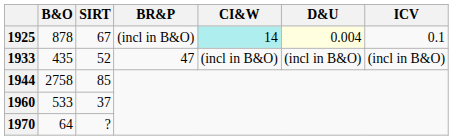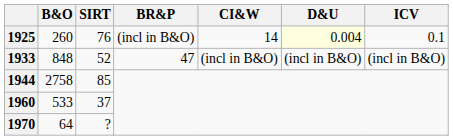(62, 37) 878 -> (62, 37) 260
(104, 37) 67 -> (104, 37) 76
(271, 37) paleturquoise background -> (271, 37) no background
(62, 59) 435 -> (62, 59) 848
